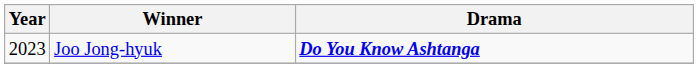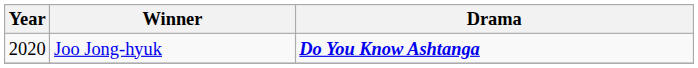(27, 48) 2023 -> (27, 48) 2020
